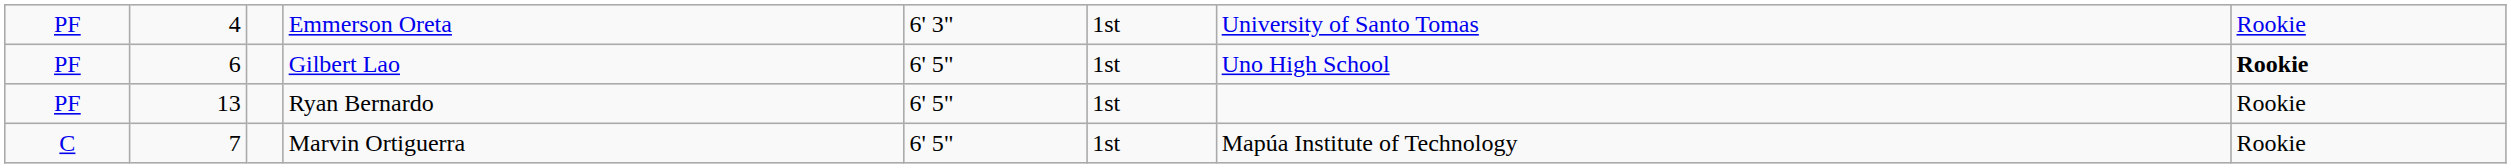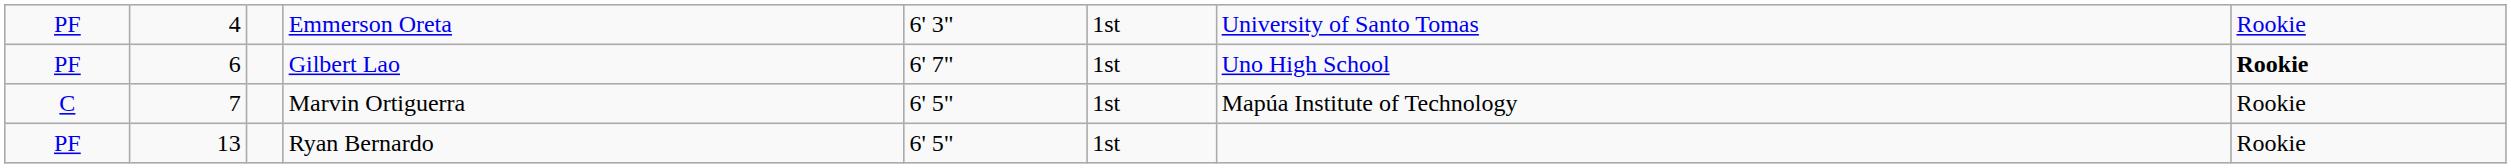(931, 64) 6' 5" -> (931, 64) 6' 7"
rows swapped: (377, 143) <-> (361, 103)
